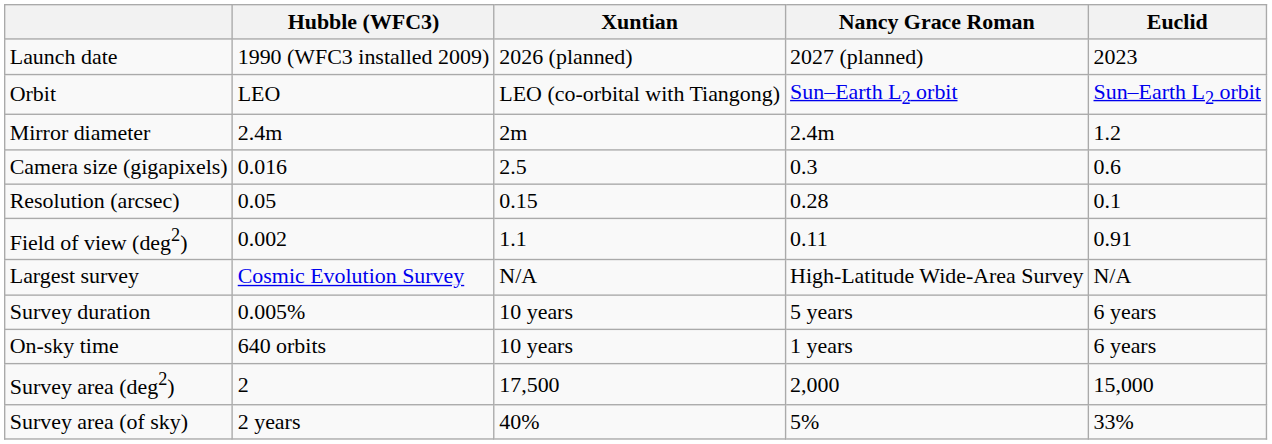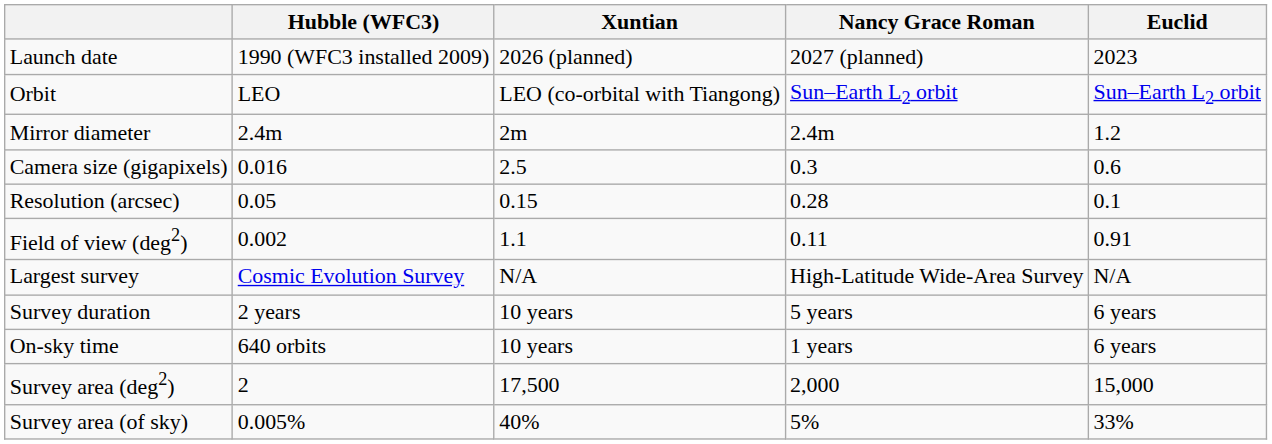(272, 311) 0.005% -> (269, 311) 2 years
(269, 421) 2 years -> (272, 421) 0.005%
